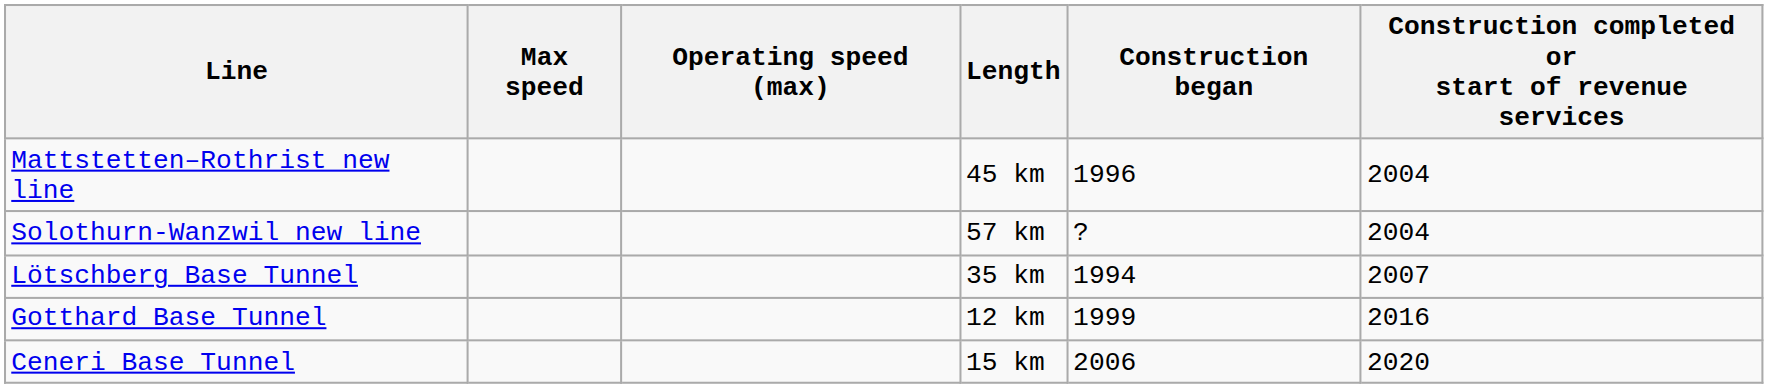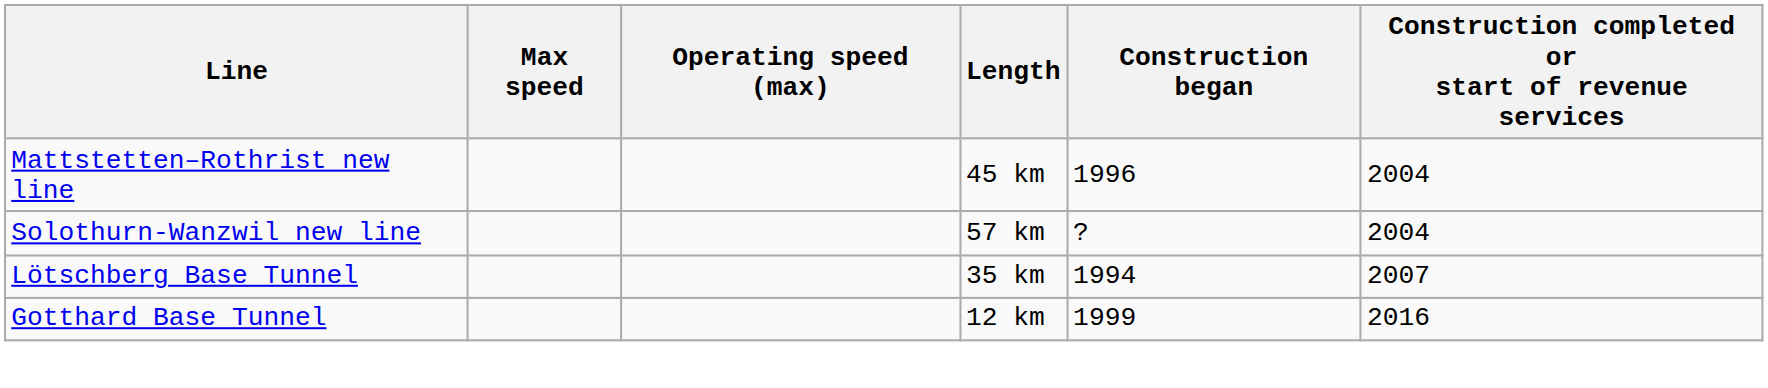- row: (153, 362)
